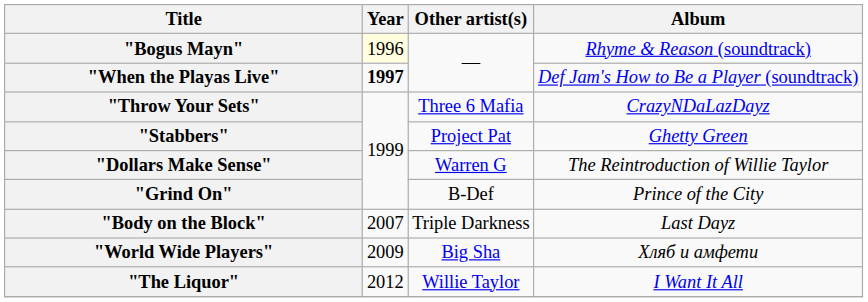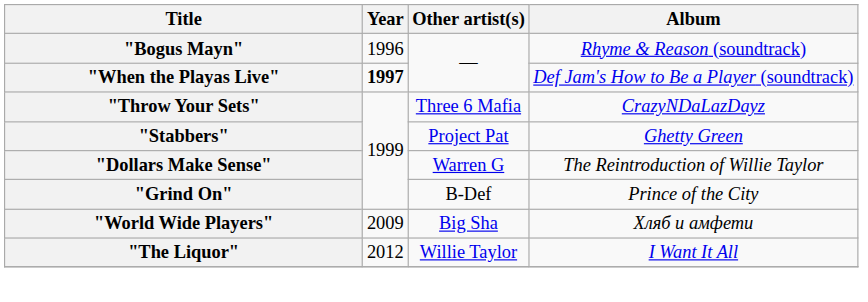(385, 48) lightyellow background -> (385, 48) no background
- row: (184, 223)
